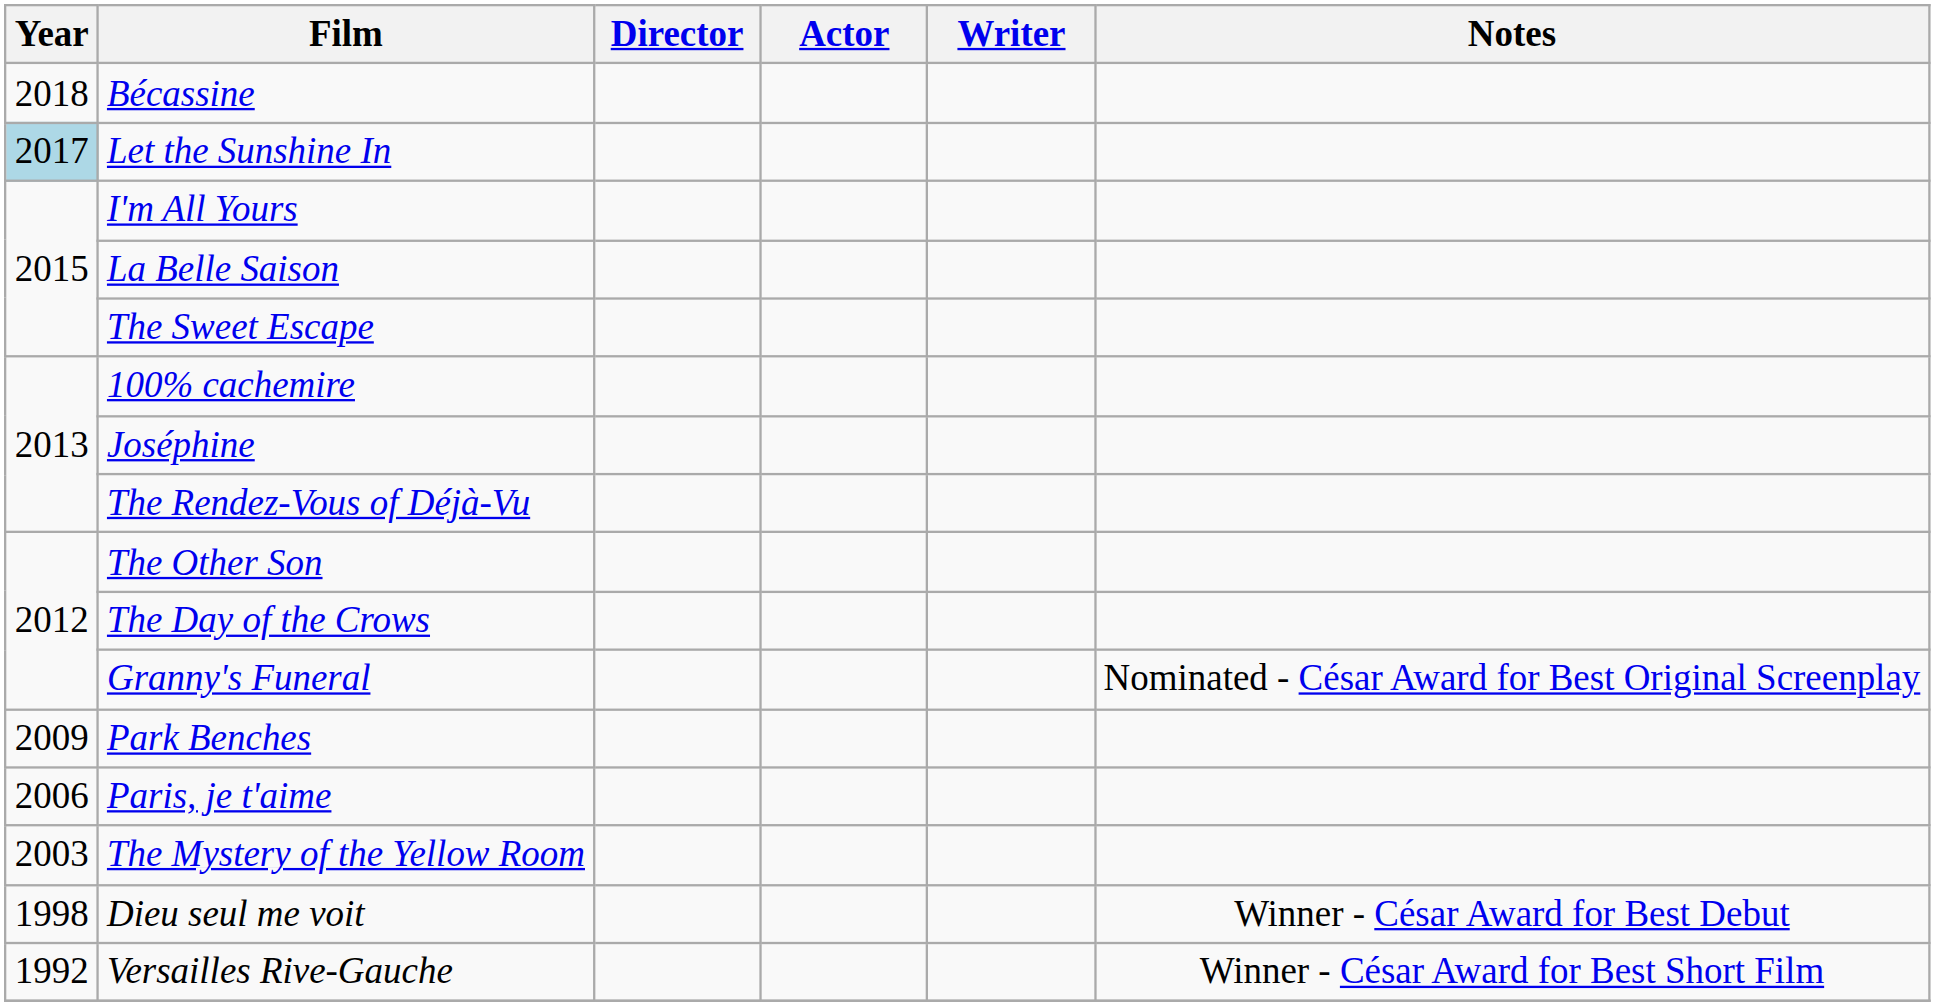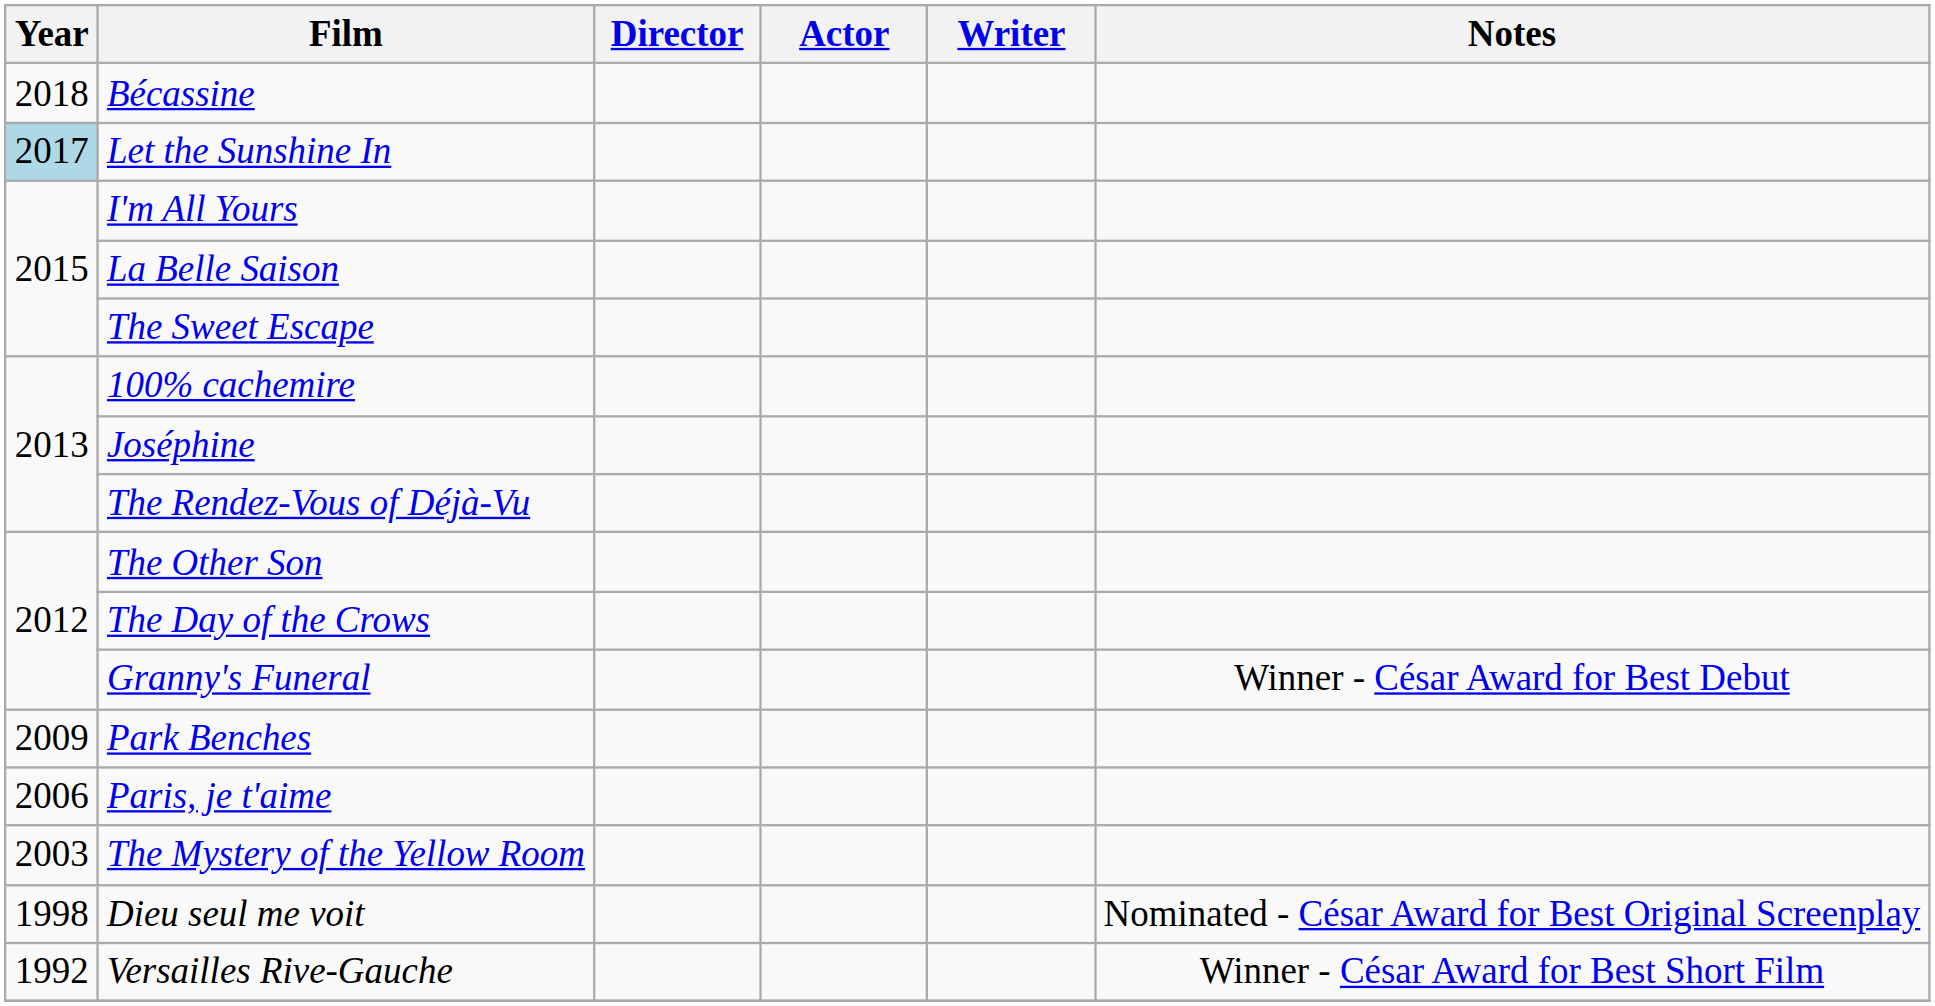(1512, 678) Nominated - César Award for Best Original Screenplay -> (1512, 678) Winner - César Award for Best Debut
(1512, 913) Winner - César Award for Best Debut -> (1512, 913) Nominated - César Award for Best Original Screenplay
